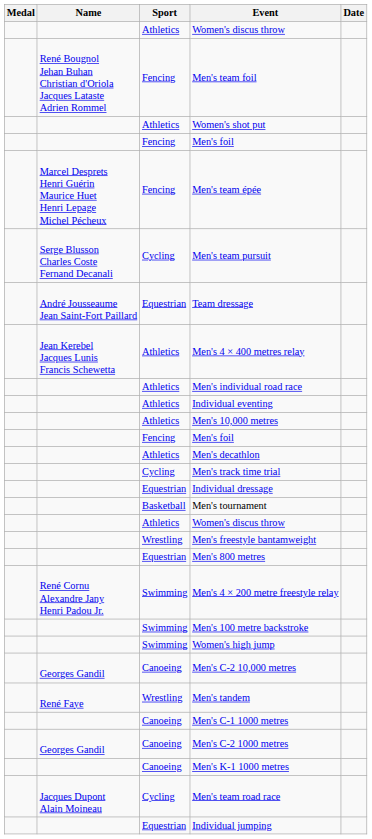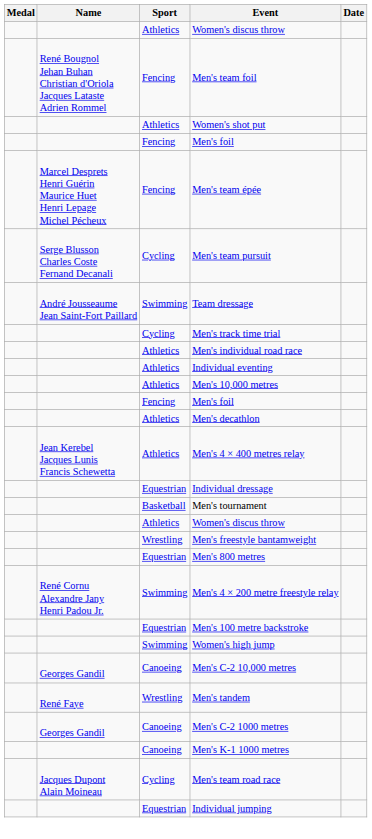(164, 303) Equestrian -> (165, 303) Swimming
rows swapped: (88, 472) <-> (77, 357)
(165, 628) Swimming -> (164, 628) Equestrian
- row: (88, 721)
